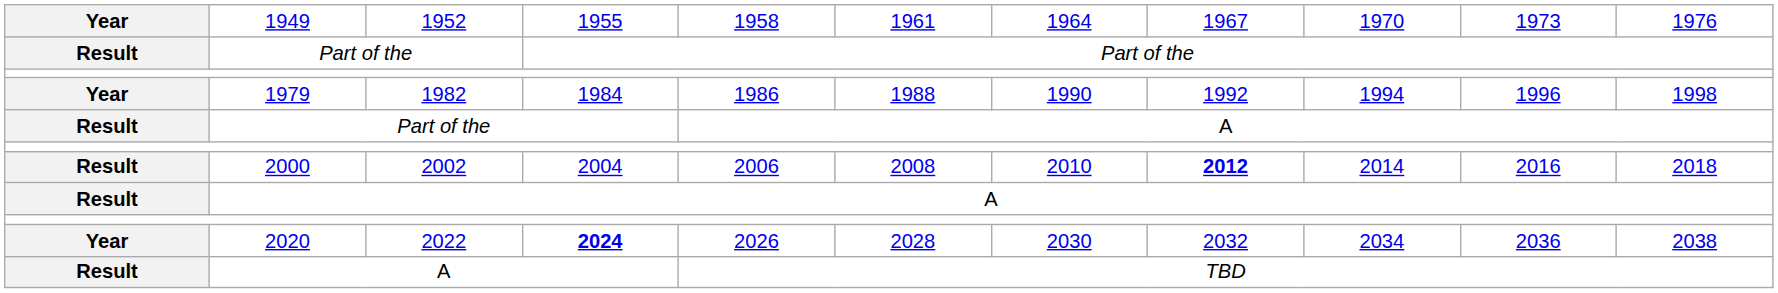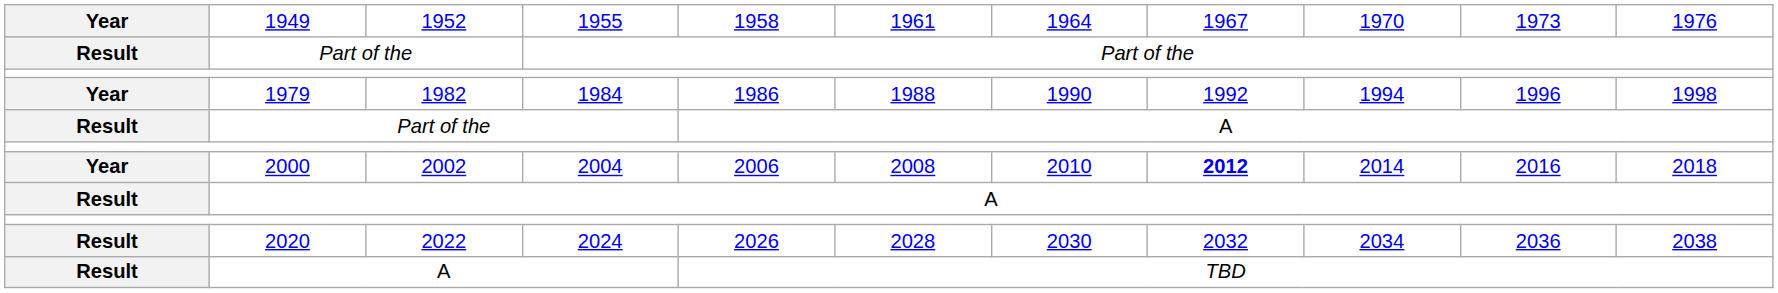(107, 167) Result -> (107, 167) Year
(107, 240) Year -> (107, 240) Result
(600, 240) bold -> (600, 240) normal
